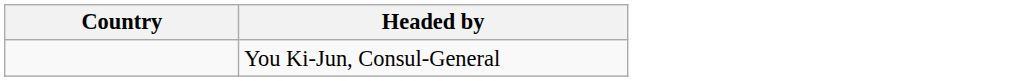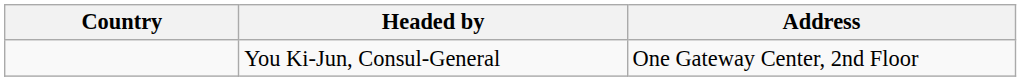+ column: (822, 22)
